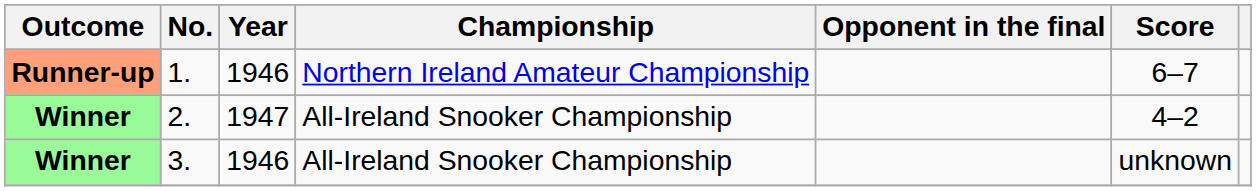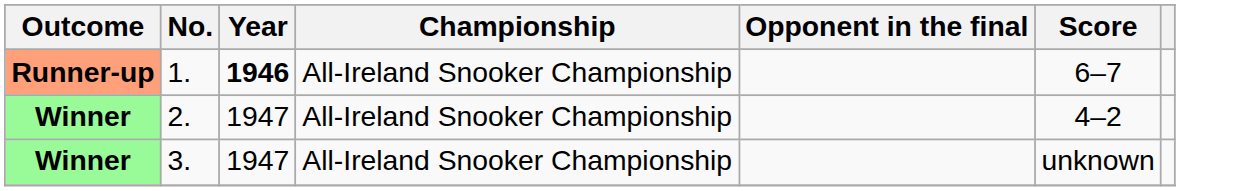(258, 71) normal -> (258, 71) bold
(556, 71) Northern Ireland Amateur Championship -> (517, 71) All-Ireland Snooker Championship
(258, 161) 1946 -> (258, 161) 1947
